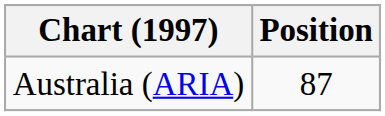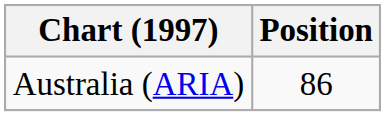(316, 82) 87 -> (316, 82) 86
